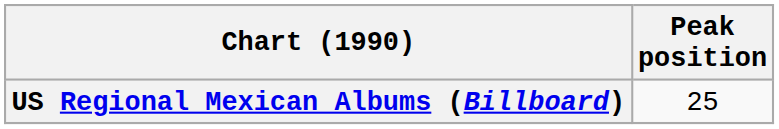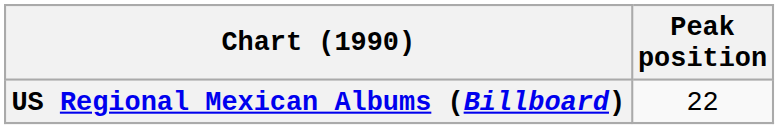(703, 102) 25 -> (703, 102) 22
